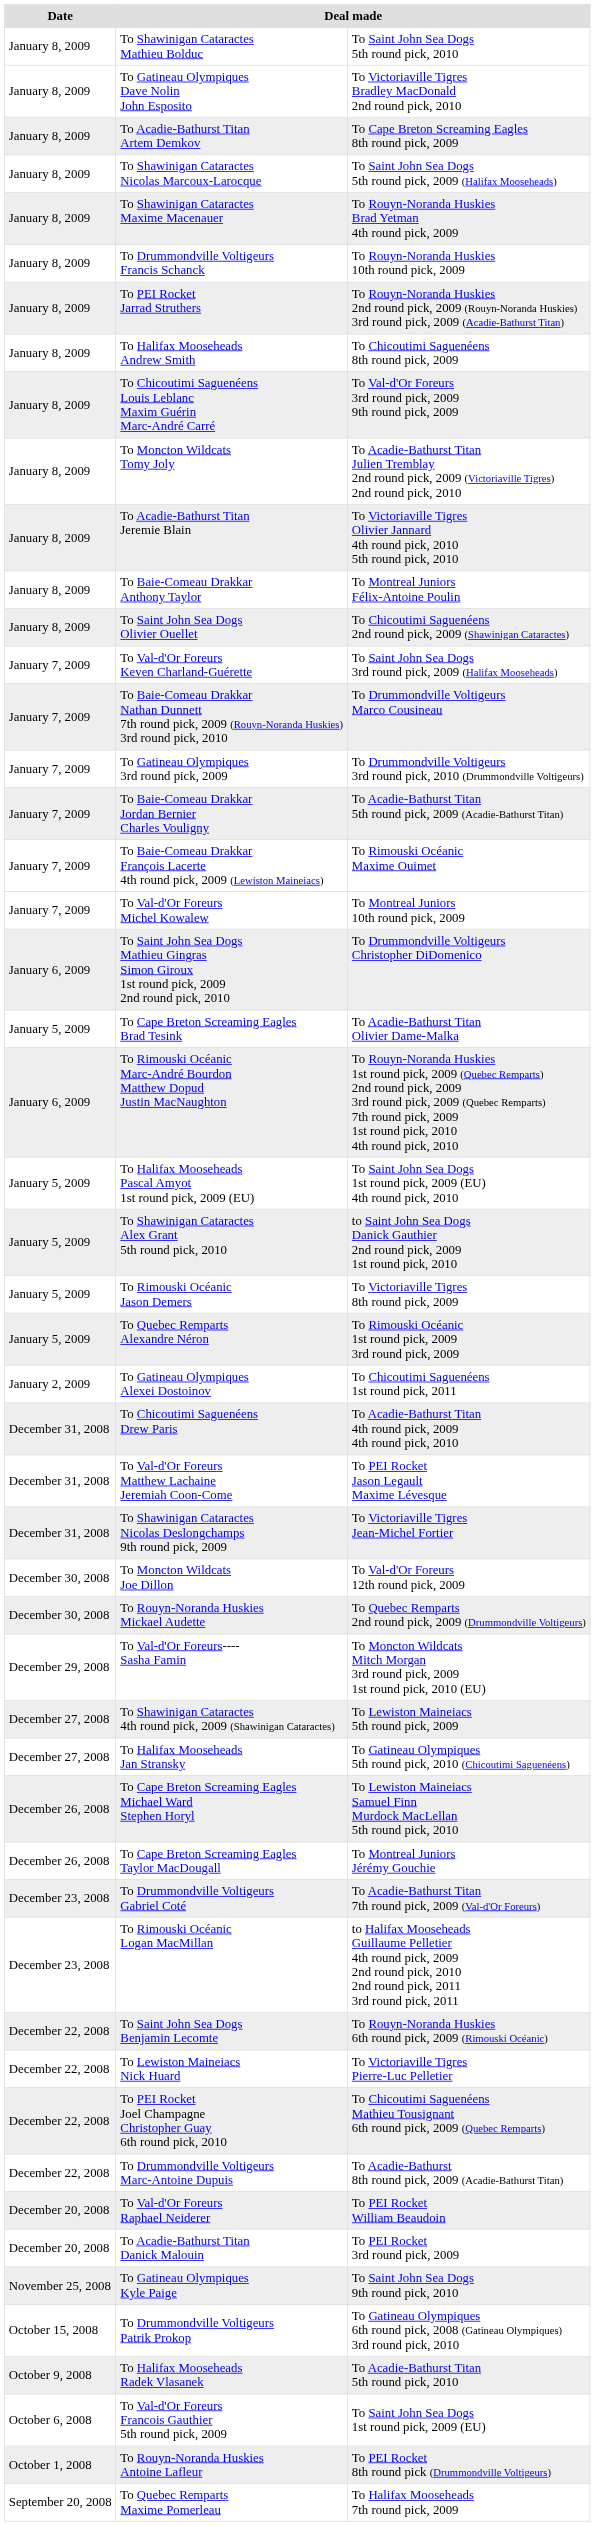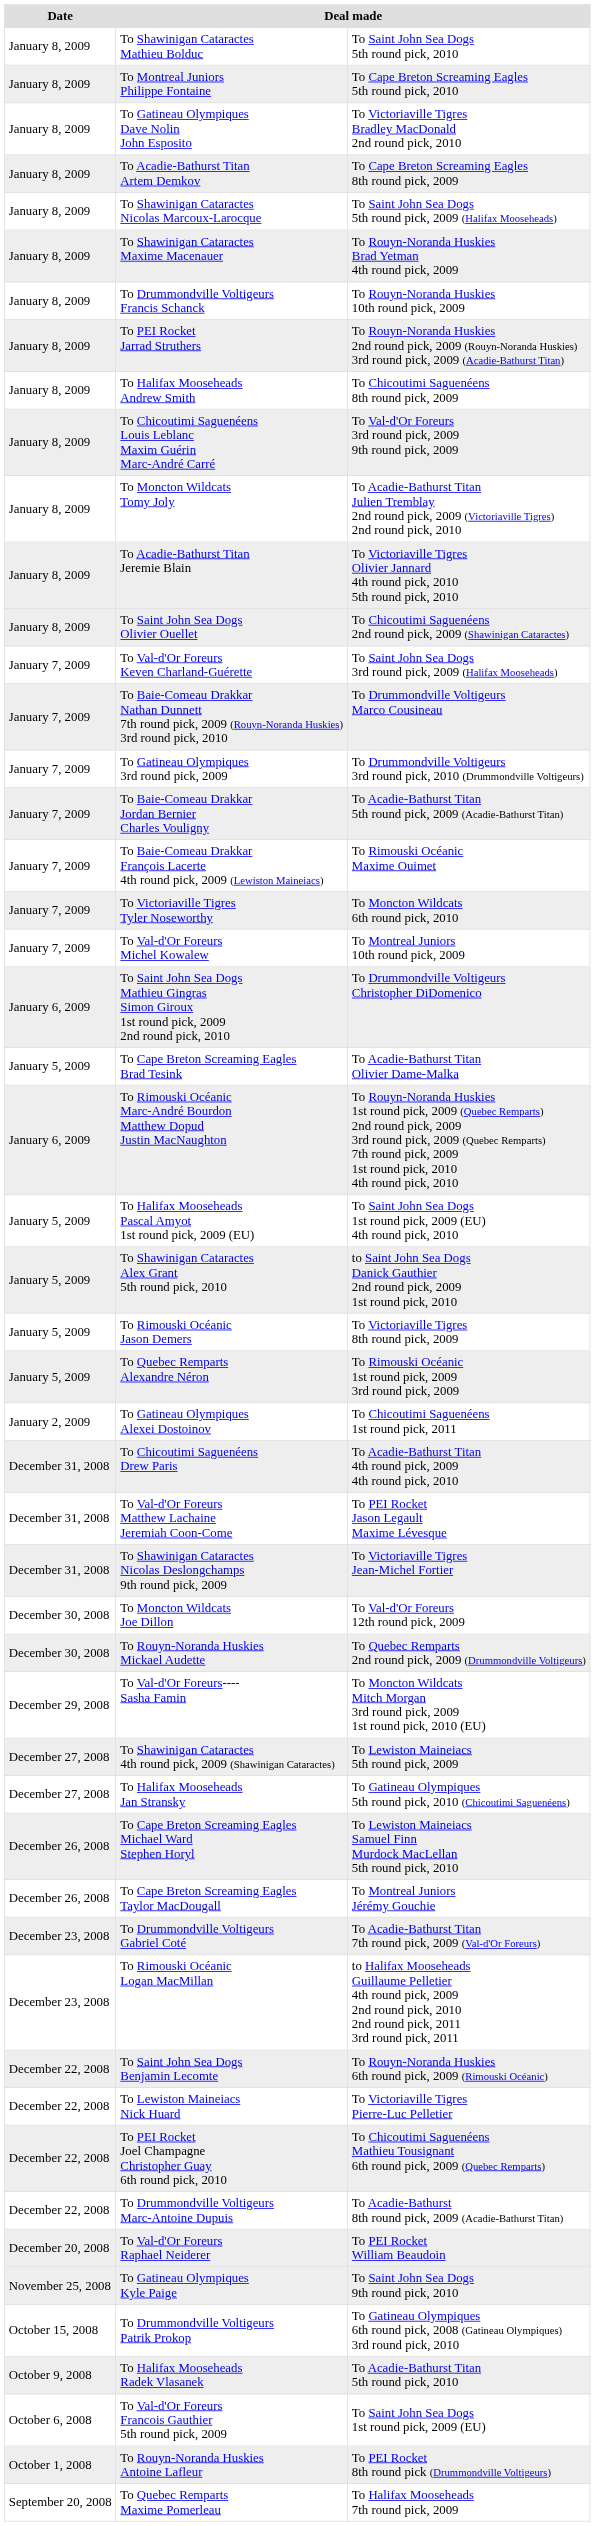+ row: (172, 84)
- row: (186, 589)
+ row: (178, 910)
- row: (185, 2248)
